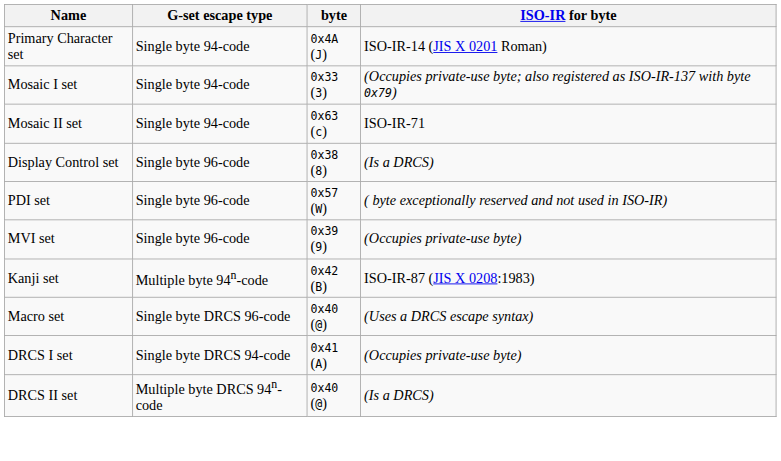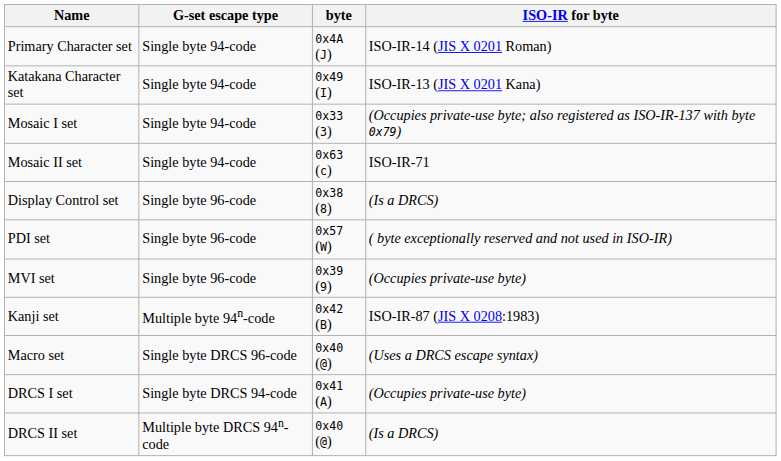+ row: (64, 84)
